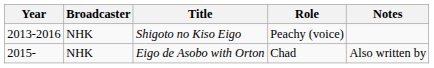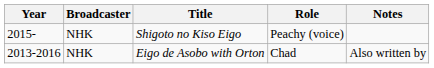(34, 33) 2013-2016 -> (22, 33) 2015-
(22, 53) 2015- -> (34, 53) 2013-2016
